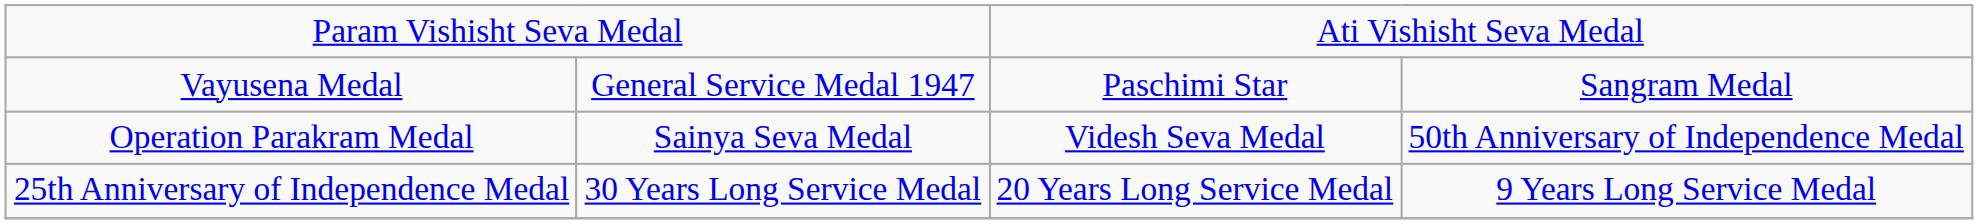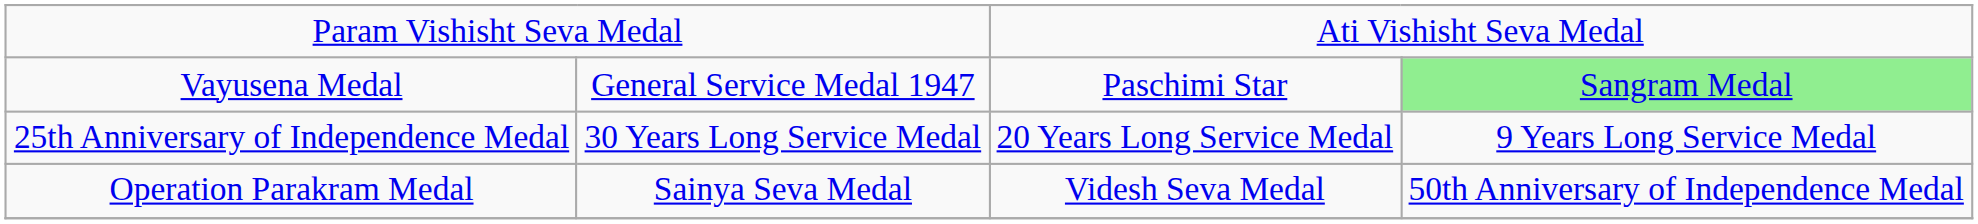(1686, 84) no background -> (1686, 84) lightgreen background
rows swapped: (292, 137) <-> (292, 190)
